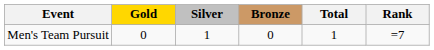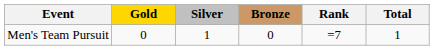columns swapped: (334, 14) <-> (397, 14)
